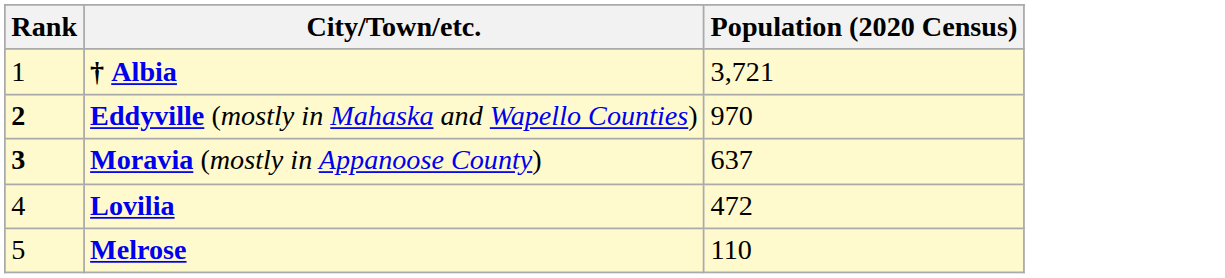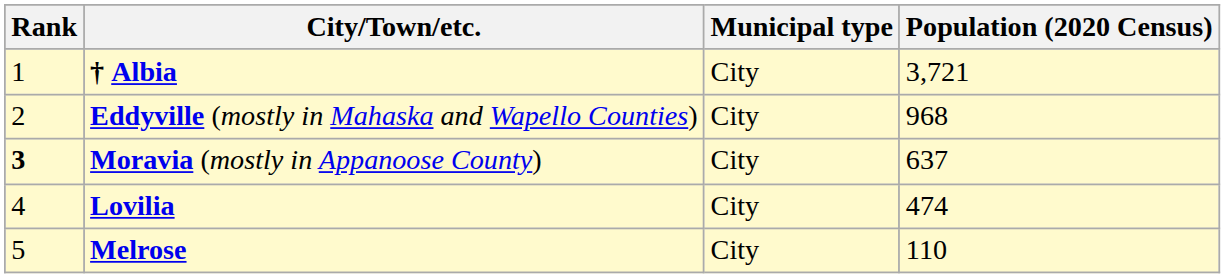+ column: (802, 26)
(18, 116) bold -> (18, 116) normal
(732, 116) 970 -> (927, 116) 968
(732, 205) 472 -> (927, 205) 474
